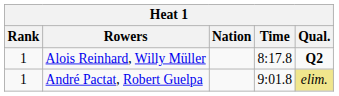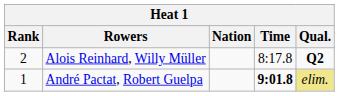(23, 58) 1 -> (23, 58) 2
(275, 79) normal -> (275, 79) bold
